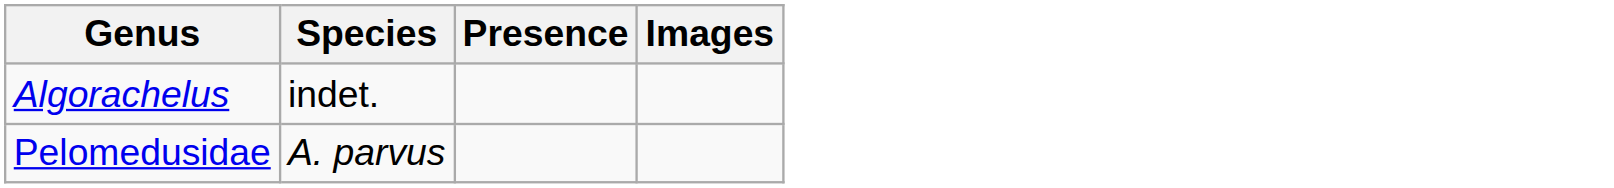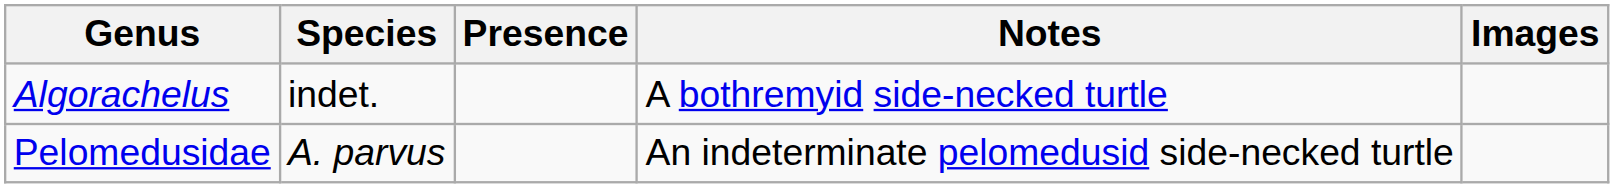+ column: (1050, 34)
